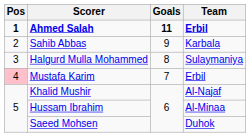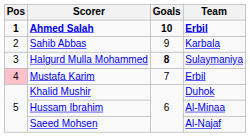(167, 28) 11 -> (167, 28) 10
(167, 60) normal -> (167, 60) bold
(203, 92) Al-Najaf -> (200, 92) Duhok
(200, 124) Duhok -> (203, 124) Al-Najaf
